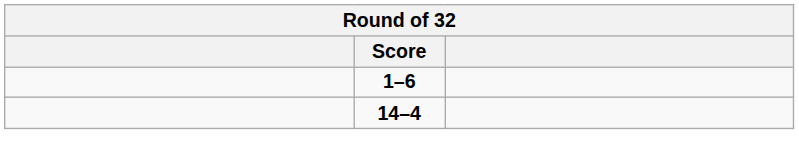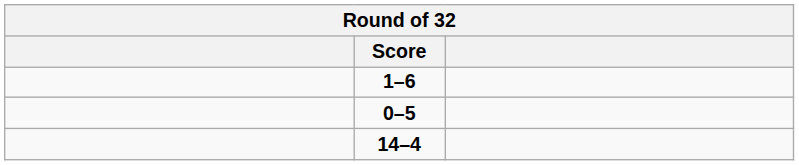+ row: (399, 113)
